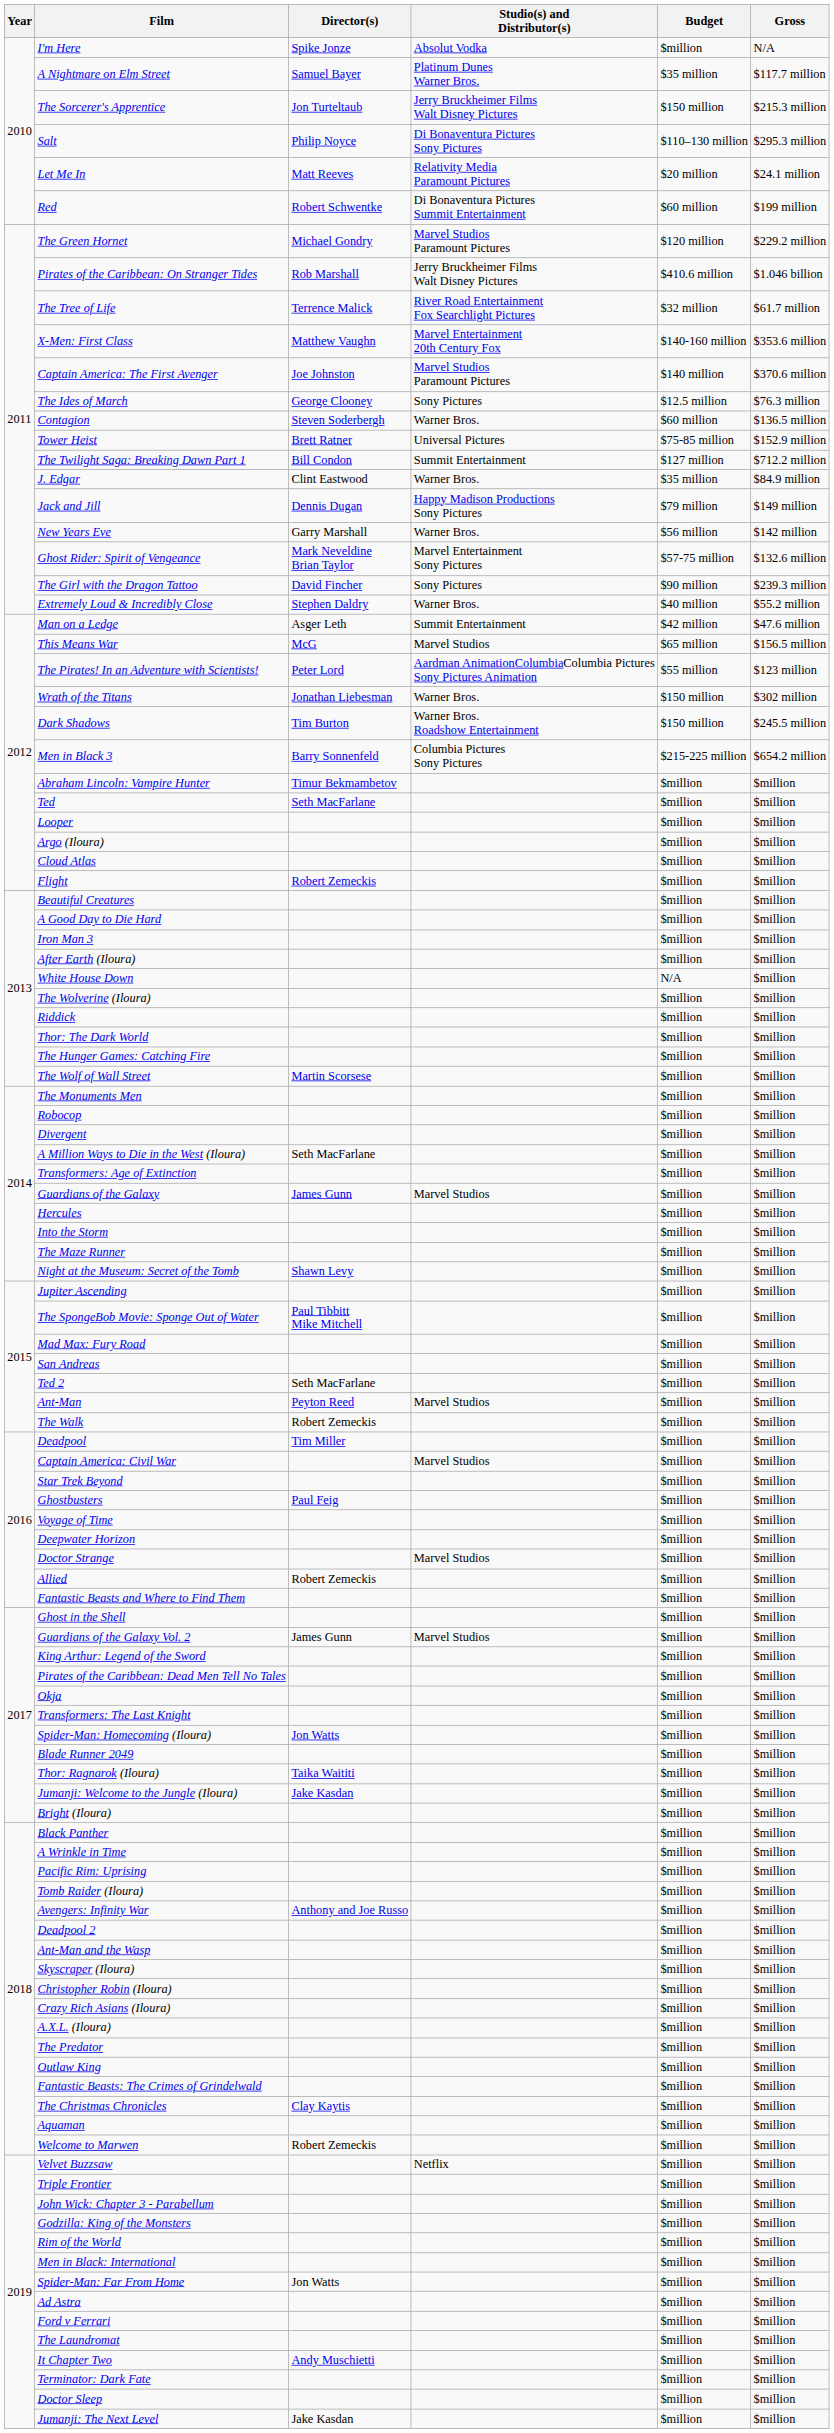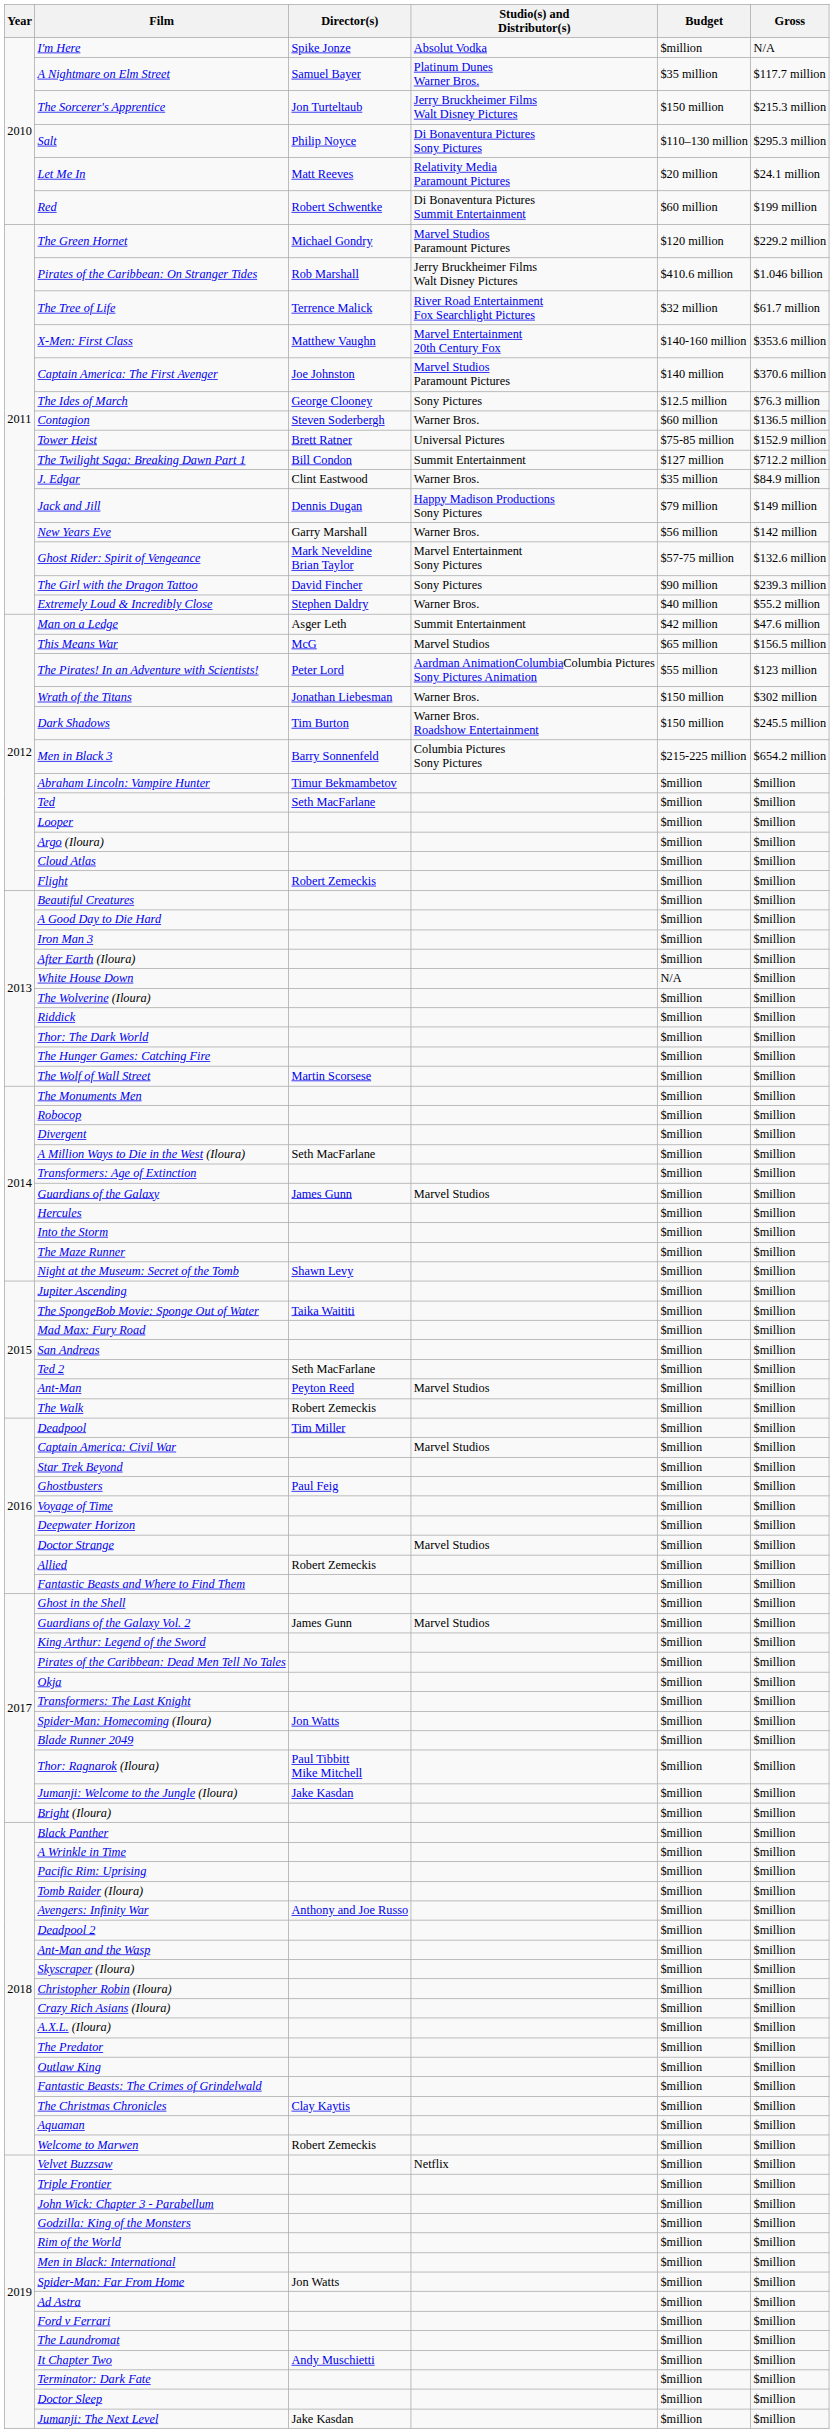(327, 1317) Paul Tibbitt Mike Mitchell -> (323, 1310) Taika Waititi
(323, 1773) Taika Waititi -> (327, 1766) Paul Tibbitt Mike Mitchell
